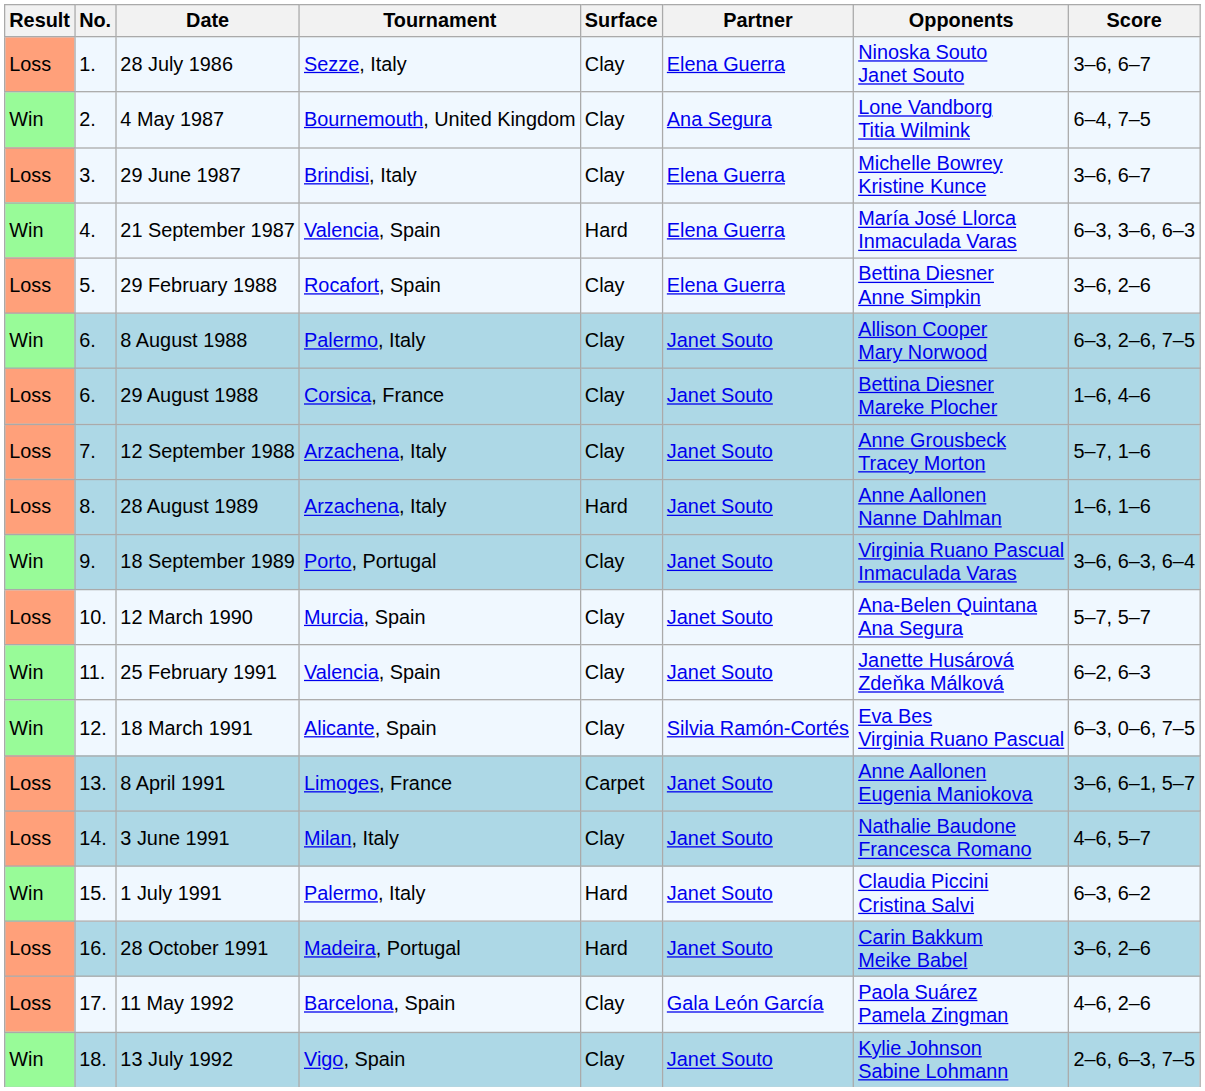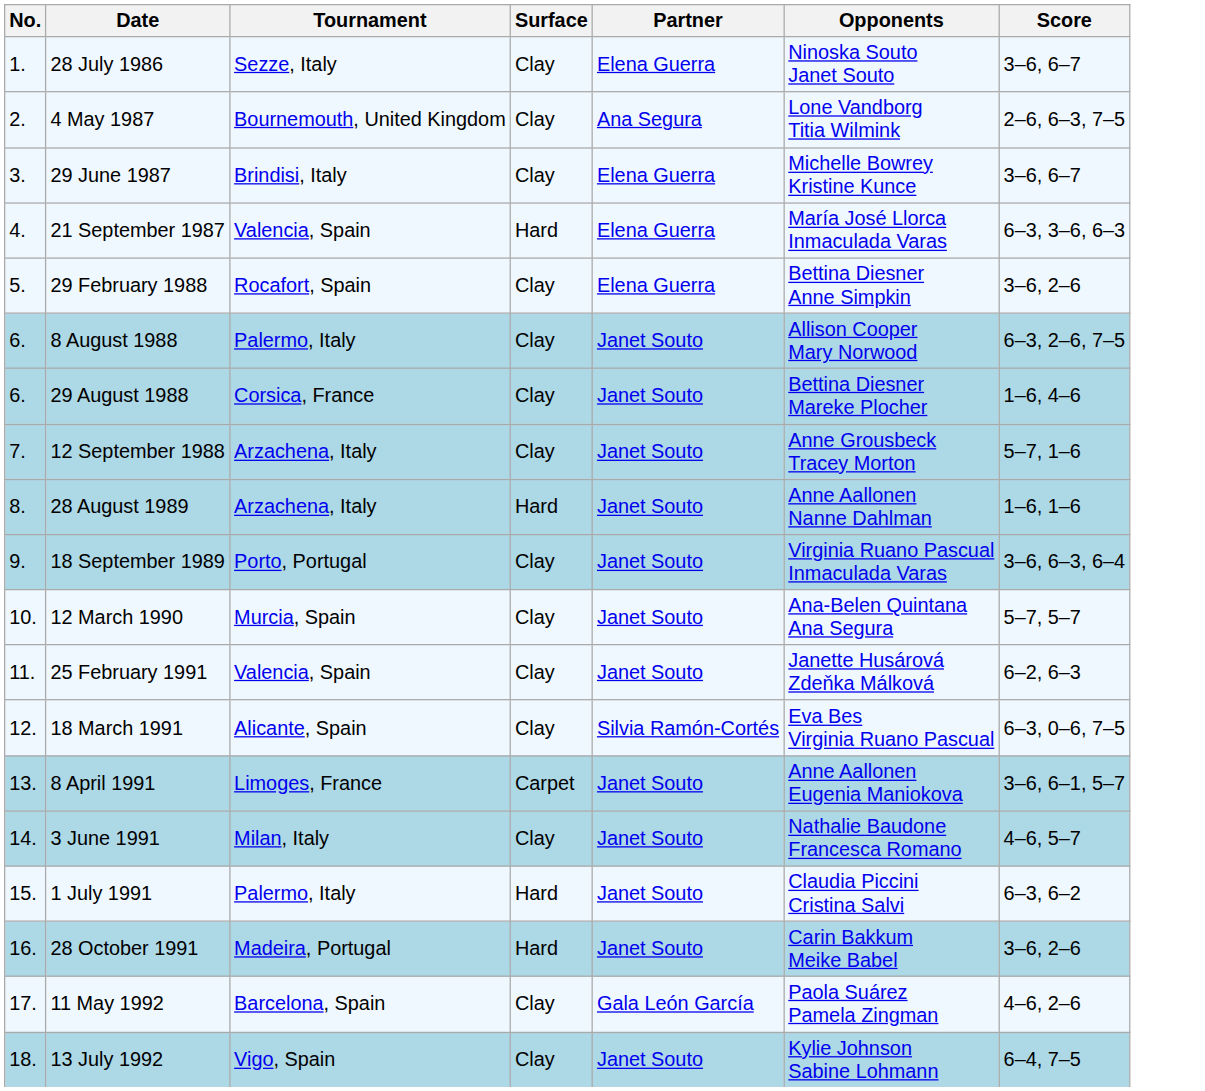- column: (40, 20)
(1112, 119) 6–4, 7–5 -> (1064, 119) 2–6, 6–3, 7–5
(1134, 1058) 2–6, 6–3, 7–5 -> (1042, 1058) 6–4, 7–5
